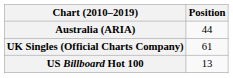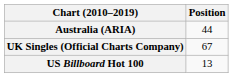(207, 47) 61 -> (207, 47) 67
